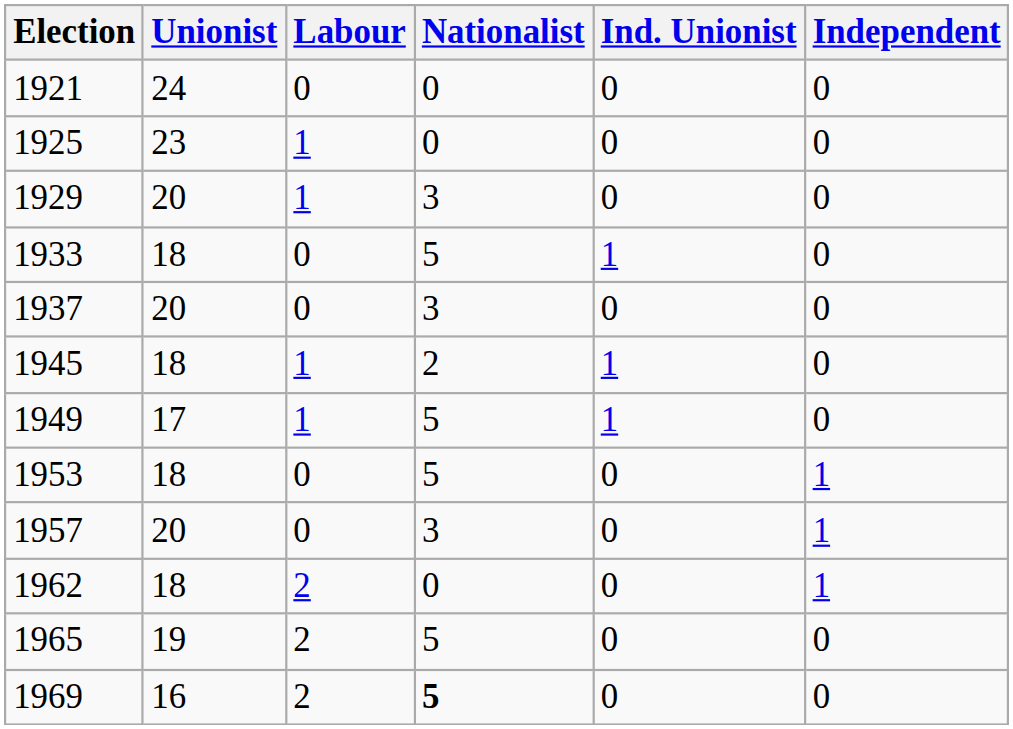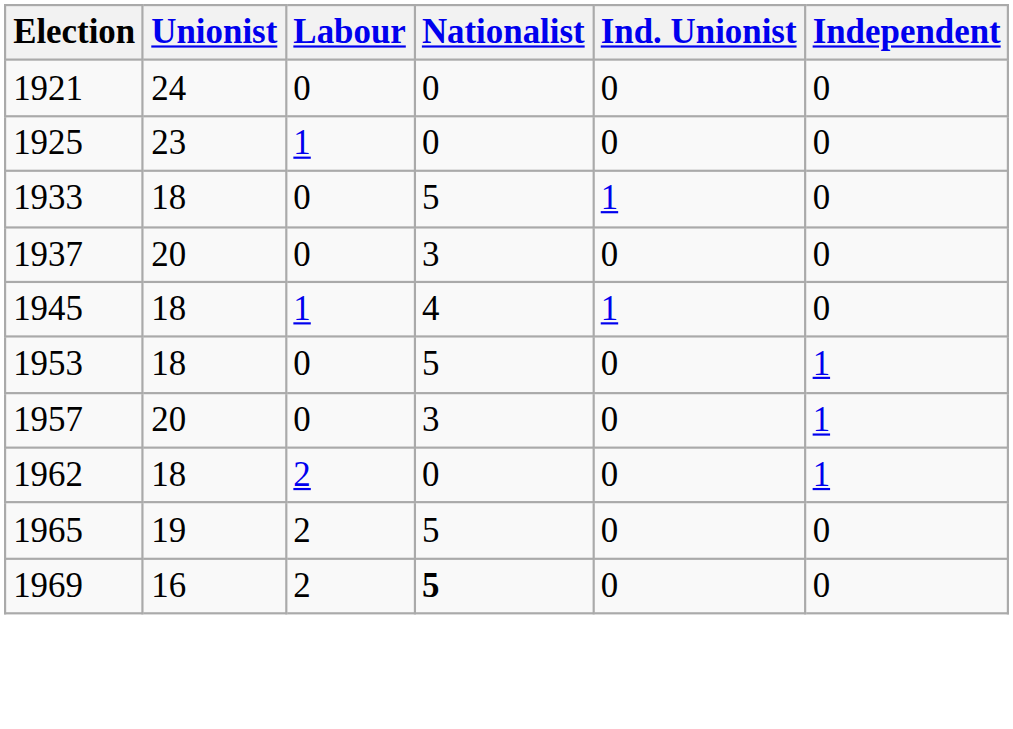- row: (48, 198)
(431, 364) 2 -> (431, 308) 4
- row: (48, 419)
